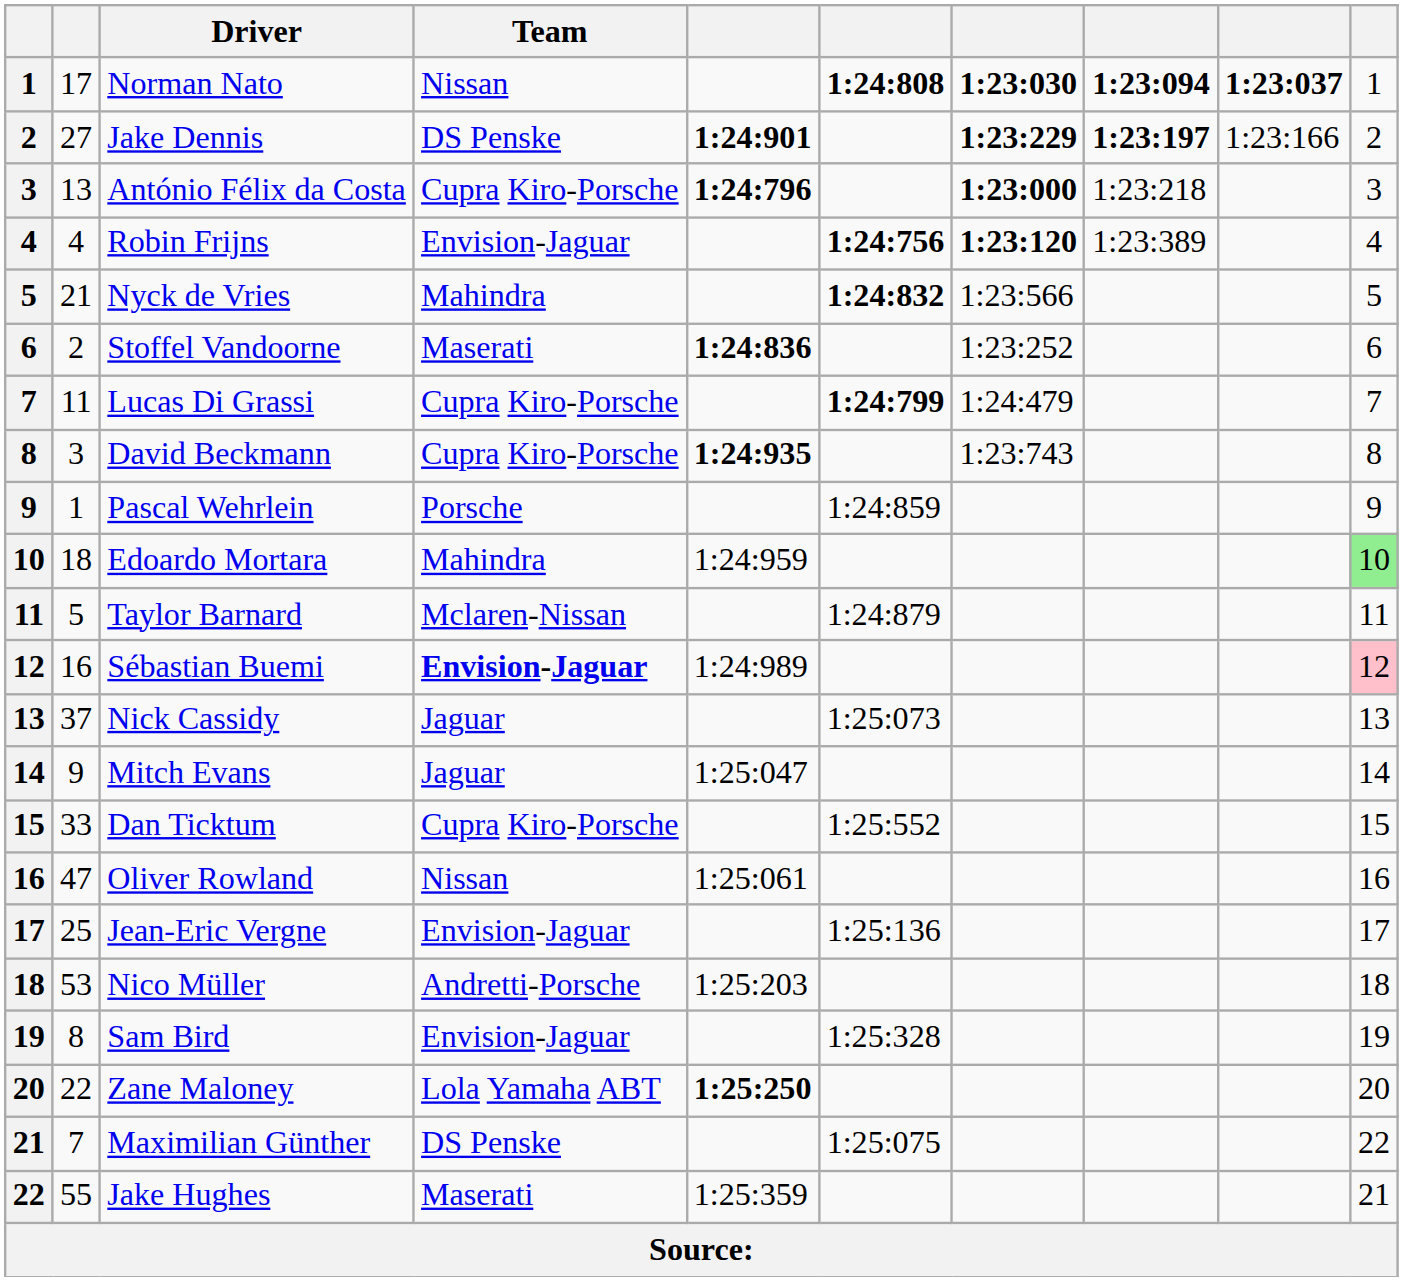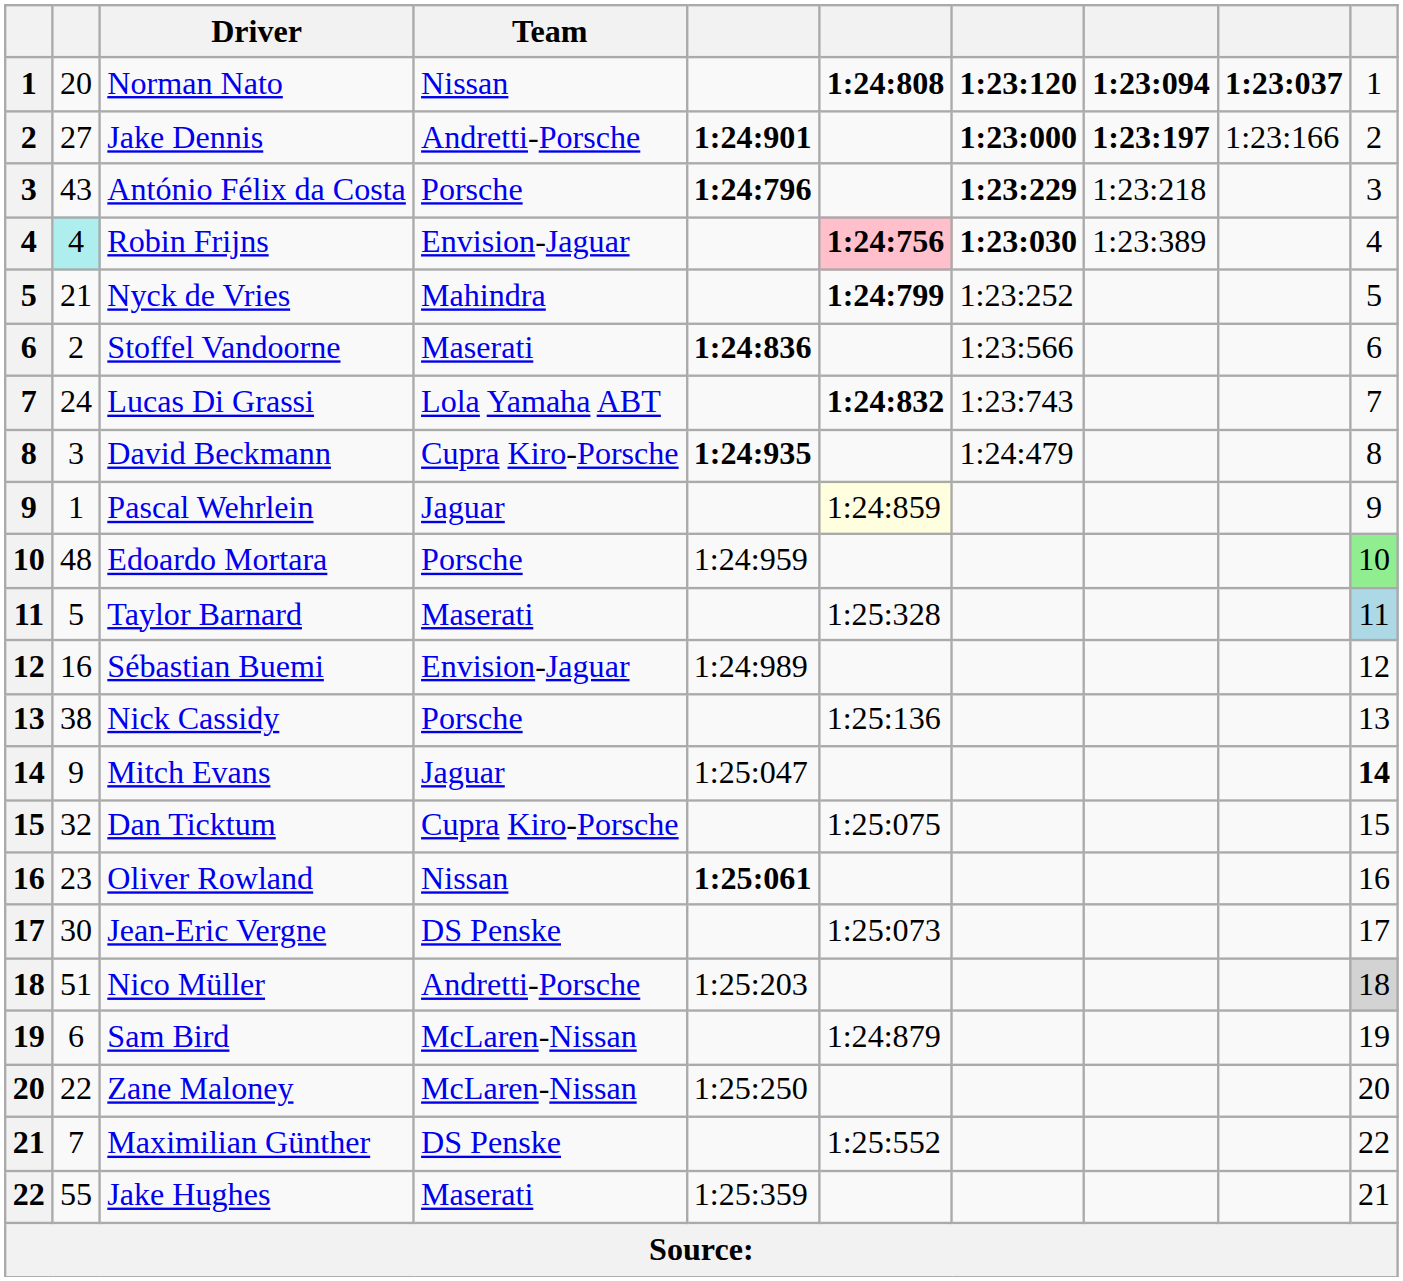(76, 83) 17 -> (76, 83) 20
(1018, 83) 1:23:030 -> (1018, 83) 1:23:120
(491, 136) DS Penske -> (531, 136) Andretti-Porsche
(1018, 136) 1:23:229 -> (1018, 136) 1:23:000
(76, 189) 13 -> (76, 189) 43
(550, 189) Cupra Kiro-Porsche -> (472, 189) Porsche
(1018, 189) 1:23:000 -> (1018, 189) 1:23:229
(76, 242) no background -> (76, 242) paleturquoise background
(885, 242) no background -> (885, 242) pink background
(1018, 242) 1:23:120 -> (1018, 242) 1:23:030
(885, 295) 1:24:832 -> (885, 295) 1:24:799
(1017, 295) 1:23:566 -> (1017, 295) 1:23:252
(1017, 348) 1:23:252 -> (1017, 348) 1:23:566
(76, 401) 11 -> (76, 401) 24
(550, 401) Cupra Kiro-Porsche -> (541, 401) Lola Yamaha ABT
(885, 401) 1:24:799 -> (885, 401) 1:24:832
(1017, 401) 1:24:479 -> (1017, 401) 1:23:743
(1017, 454) 1:23:743 -> (1017, 454) 1:24:479
(472, 507) Porsche -> (463, 507) Jaguar
(884, 507) no background -> (884, 507) lightyellow background
(76, 560) 18 -> (76, 560) 48
(483, 560) Mahindra -> (472, 560) Porsche
(524, 613) Mclaren-Nissan -> (477, 613) Maserati
(884, 613) 1:24:879 -> (884, 613) 1:25:328
(1374, 613) no background -> (1374, 613) lightblue background
(534, 665) bold -> (525, 665) normal
(1374, 665) pink background -> (1374, 665) no background
(76, 718) 37 -> (76, 718) 38
(463, 718) Jaguar -> (472, 718) Porsche
(884, 718) 1:25:073 -> (884, 718) 1:25:136
(1374, 771) normal -> (1374, 771) bold
(76, 824) 33 -> (76, 824) 32
(884, 824) 1:25:552 -> (884, 824) 1:25:075
(76, 877) 47 -> (76, 877) 23
(751, 877) normal -> (753, 877) bold
(76, 930) 25 -> (76, 930) 30
(525, 930) Envision-Jaguar -> (491, 930) DS Penske
(884, 930) 1:25:136 -> (884, 930) 1:25:073
(76, 983) 53 -> (76, 983) 51
(1374, 983) no background -> (1374, 983) lightgrey background
(76, 1036) 8 -> (76, 1036) 6
(525, 1036) Envision-Jaguar -> (529, 1036) McLaren-Nissan
(884, 1036) 1:25:328 -> (884, 1036) 1:24:879
(541, 1089) Lola Yamaha ABT -> (529, 1089) McLaren-Nissan
(753, 1089) bold -> (751, 1089) normal
(884, 1142) 1:25:075 -> (884, 1142) 1:25:552
